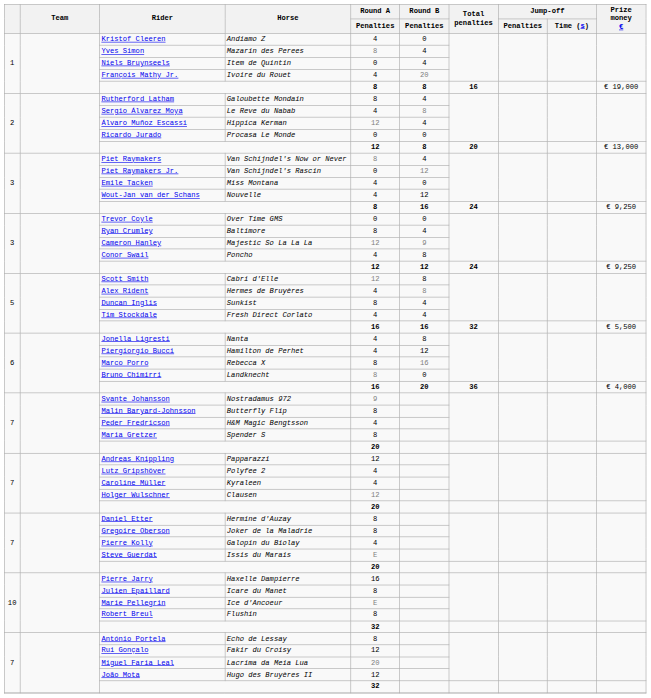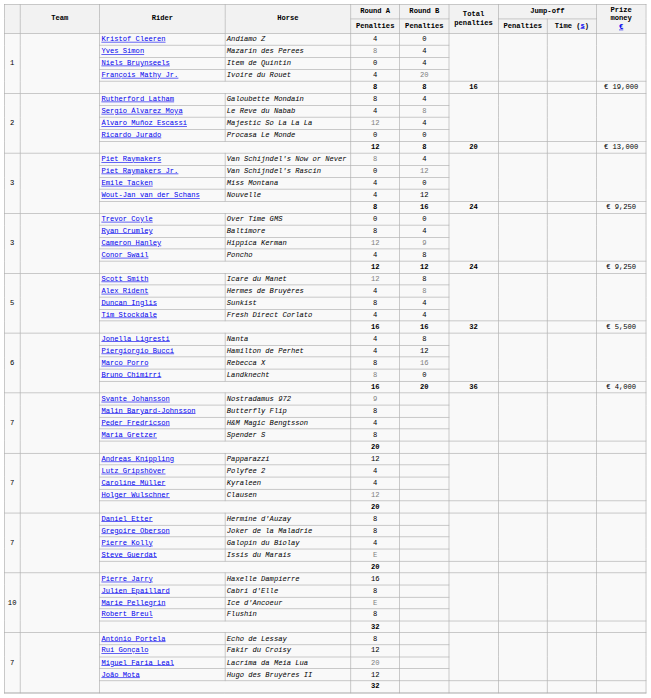(257, 123) Hippica Kerman -> (270, 123) Majestic So La La La
(270, 243) Majestic So La La La -> (257, 243) Hippica Kerman
(253, 279) Cabri d'Elle -> (257, 279) Icare du Manet
(257, 591) Icare du Manet -> (253, 591) Cabri d'Elle
